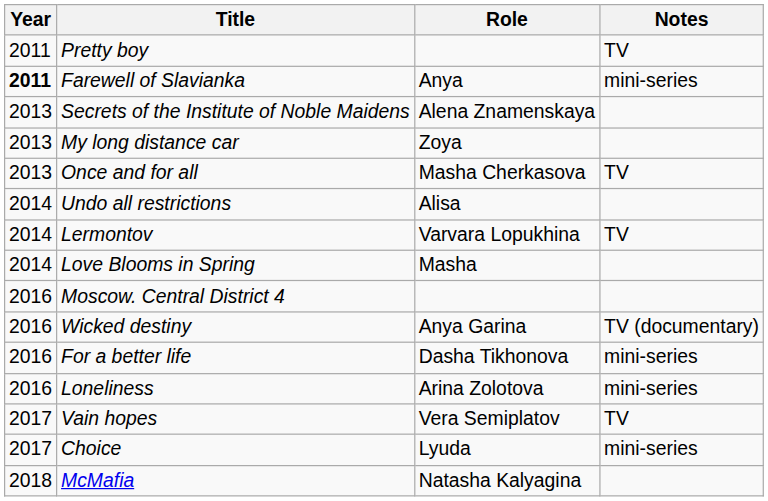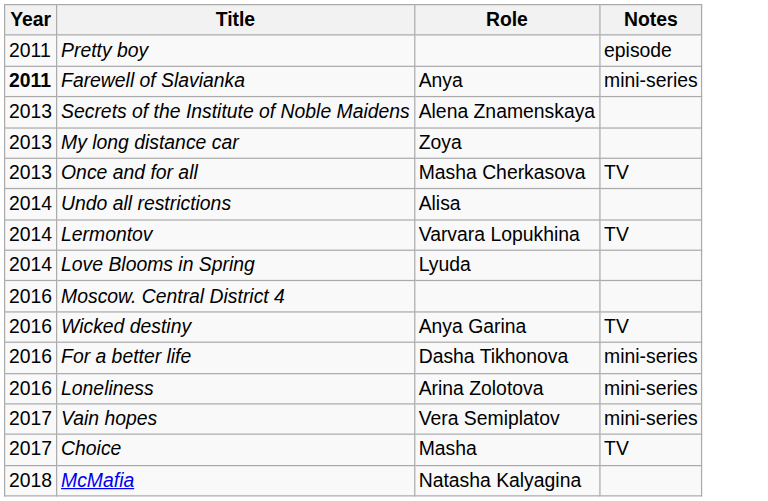(616, 50) TV -> (638, 50) episode
(448, 265) Masha -> (445, 265) Lyuda
(682, 326) TV (documentary) -> (616, 326) TV
(616, 419) TV -> (651, 419) mini-series
(445, 449) Lyuda -> (448, 449) Masha
(651, 449) mini-series -> (616, 449) TV
